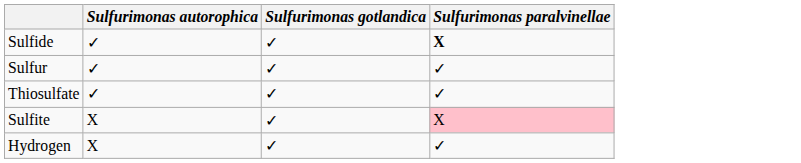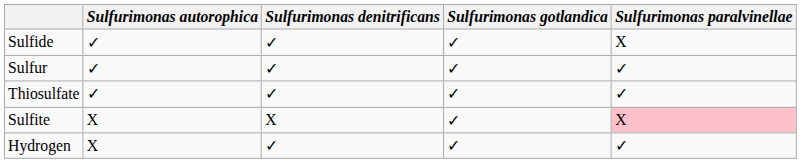+ column: (353, 16)
(439, 42) bold -> (621, 42) normal
